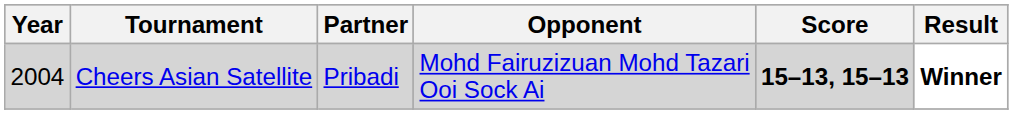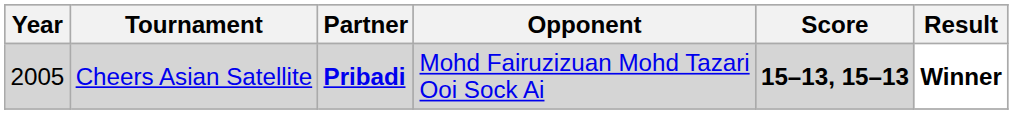(37, 76) 2004 -> (37, 76) 2005
(361, 76) normal -> (364, 76) bold
